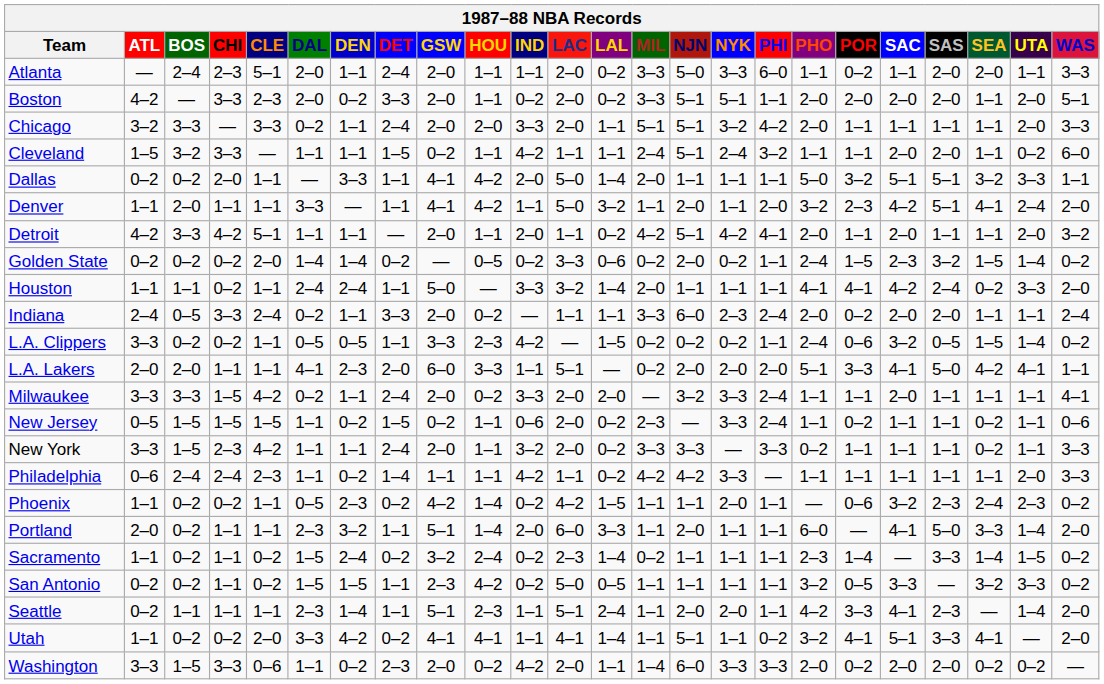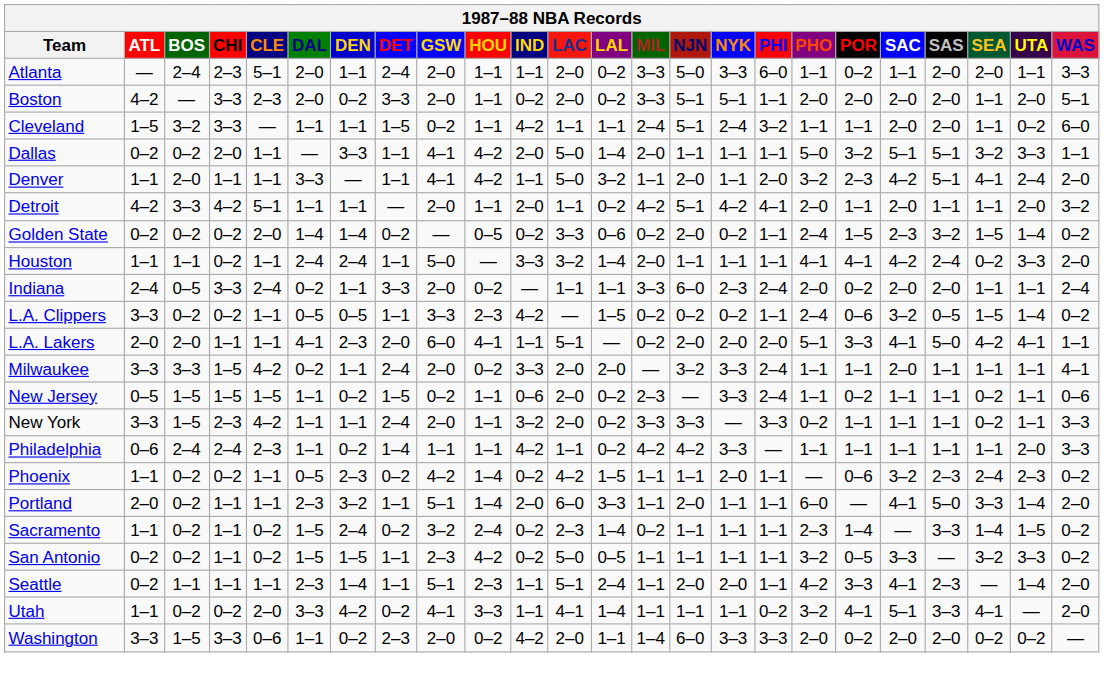- row: (40, 126)
(488, 369) 3–3 -> (488, 342) 4–1
(488, 638) 4–1 -> (488, 611) 3–3
(690, 638) 5–1 -> (690, 611) 1–1
